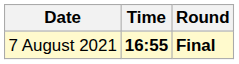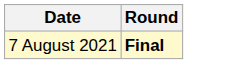- column: (146, 17)
